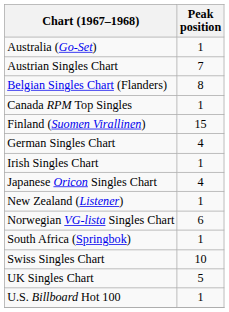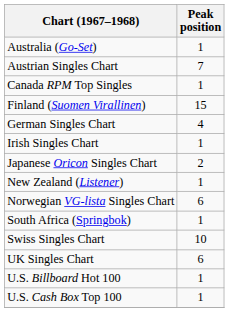- row: (87, 85)
(201, 182) 4 -> (201, 162) 2
(201, 278) 5 -> (201, 259) 6
+ row: (64, 297)
